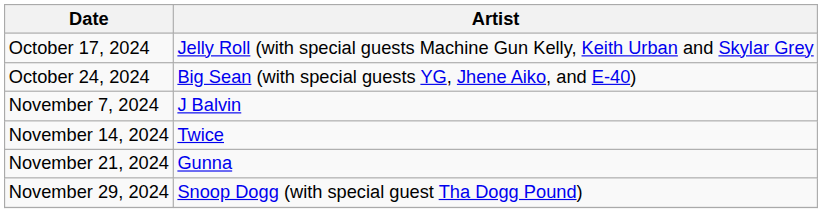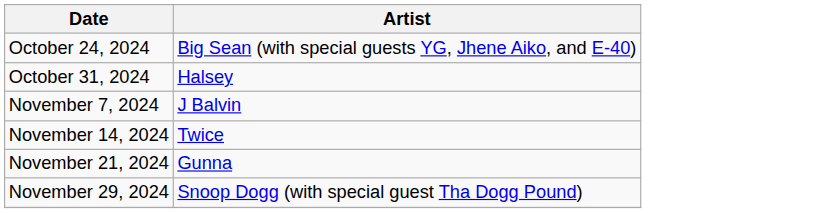- row: (79, 47)
+ row: (79, 76)
